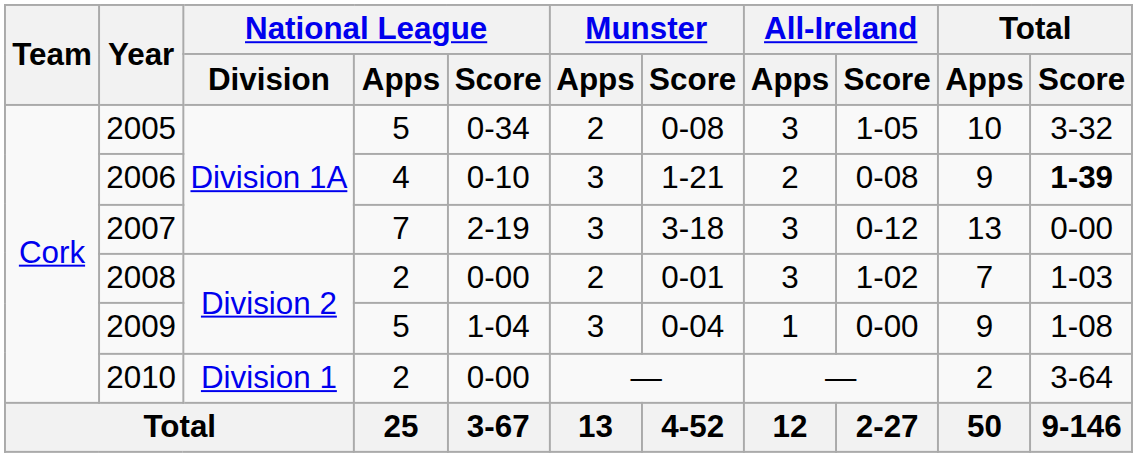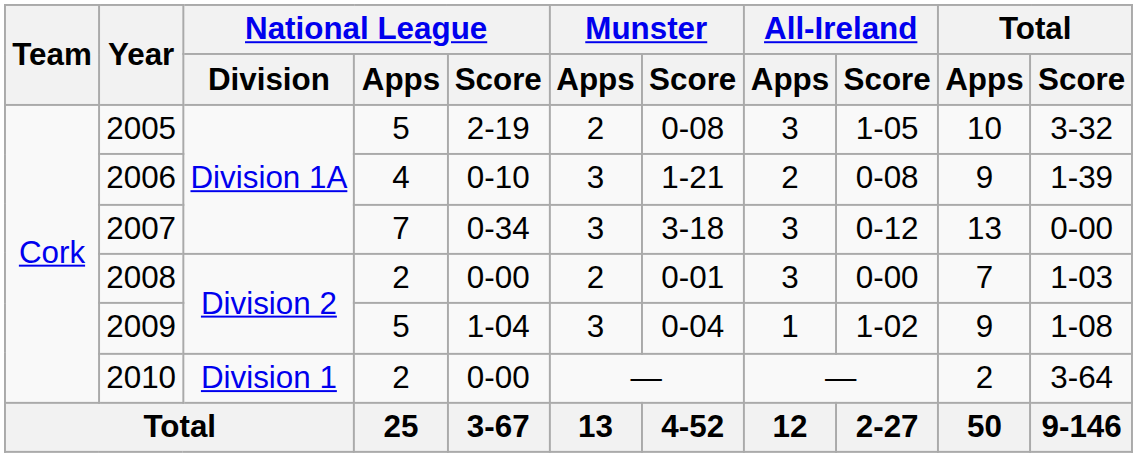(498, 128) 0-34 -> (498, 128) 2-19
(1082, 178) bold -> (1082, 178) normal
(498, 228) 2-19 -> (498, 228) 0-34
(887, 278) 1-02 -> (887, 278) 0-00
(887, 327) 0-00 -> (887, 327) 1-02
